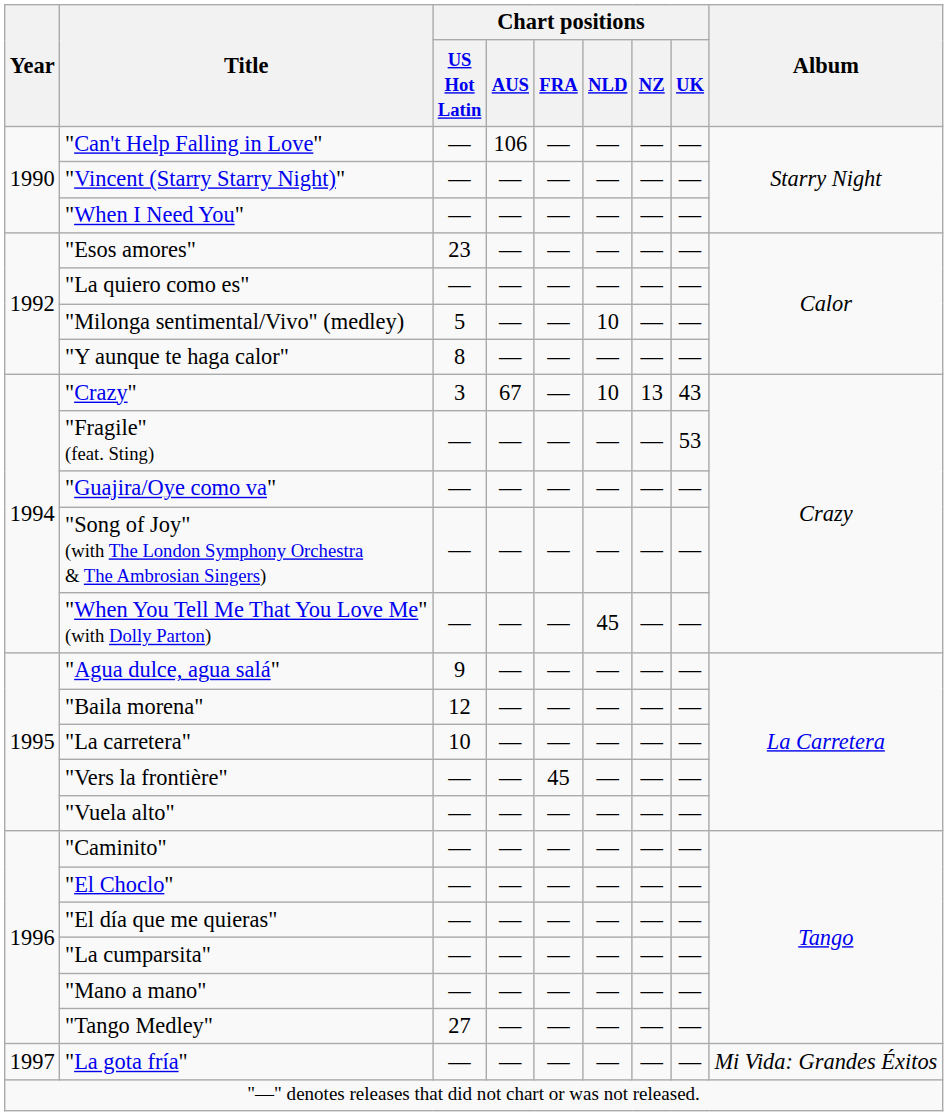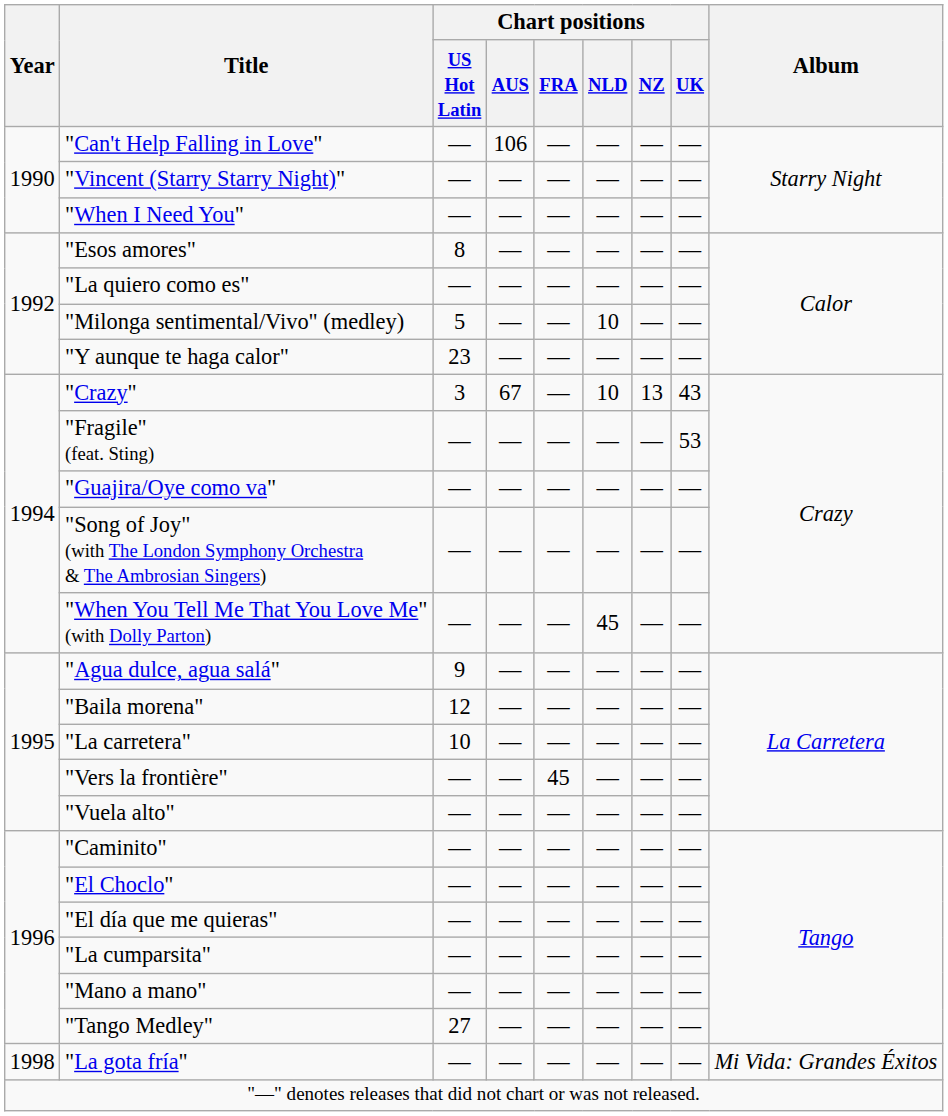(460, 250) 23 -> (460, 250) 8
(460, 356) 8 -> (460, 356) 23
(32, 1061) 1997 -> (32, 1061) 1998
